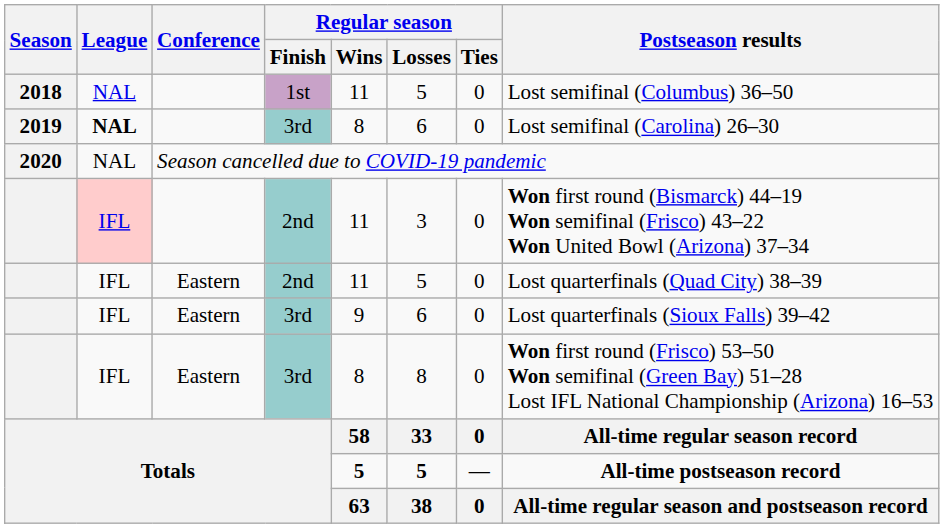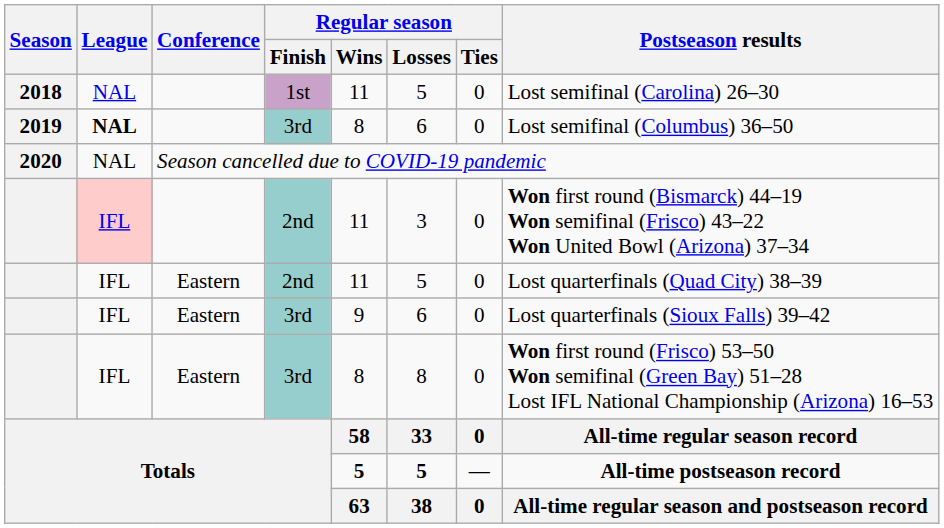(650, 91) Lost semifinal (Columbus) 36–50 -> (643, 91) Lost semifinal (Carolina) 26–30
(643, 126) Lost semifinal (Carolina) 26–30 -> (650, 126) Lost semifinal (Columbus) 36–50
